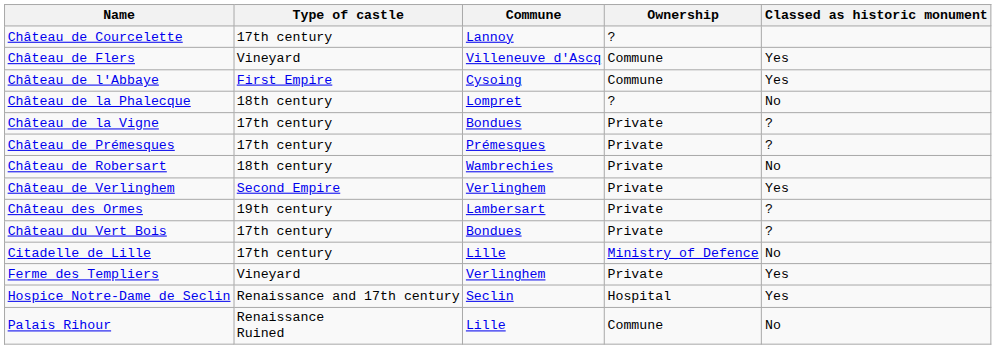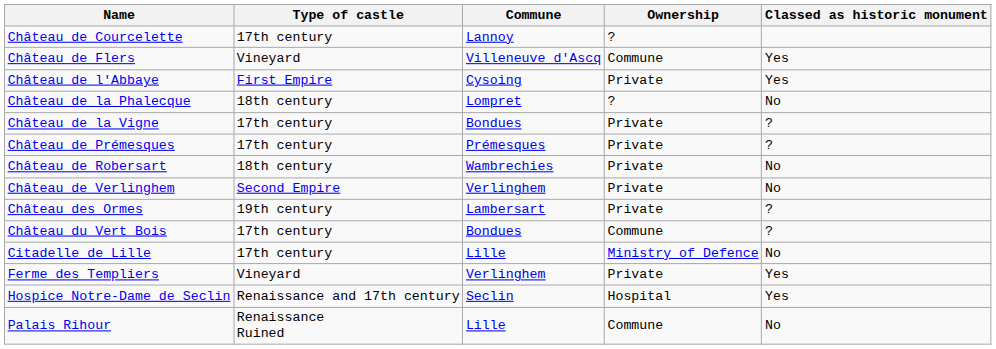(635, 80) Commune -> (635, 80) Private
(777, 188) Yes -> (773, 188) No
(635, 231) Private -> (635, 231) Commune
